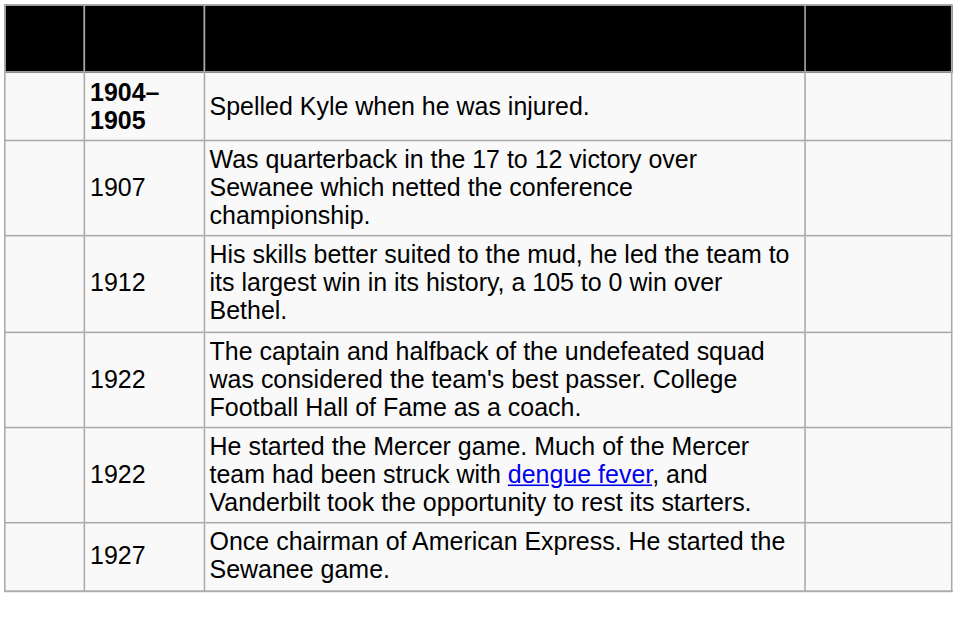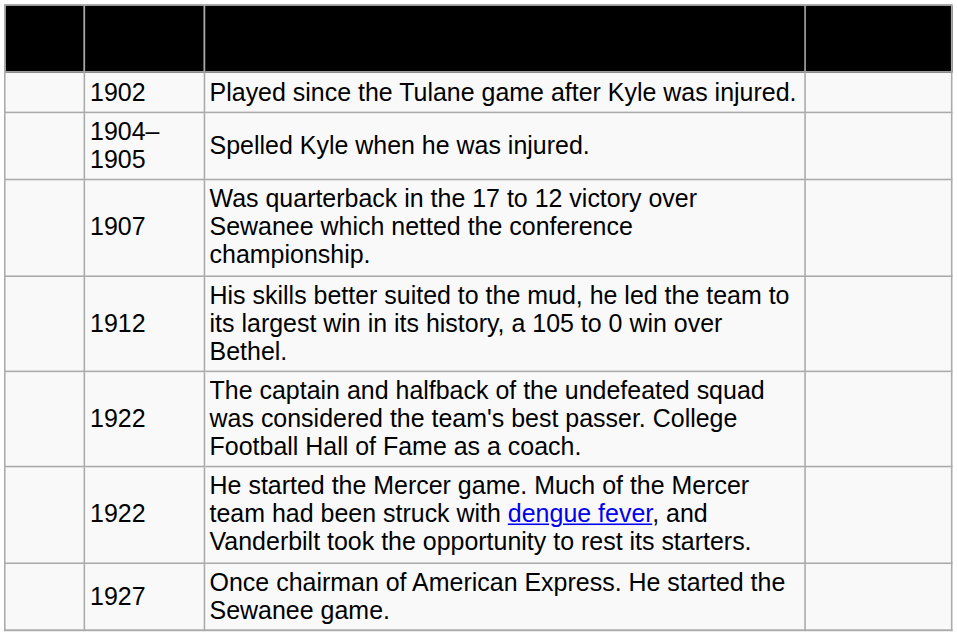+ row: (503, 91)
(125, 105) bold -> (125, 145) normal
